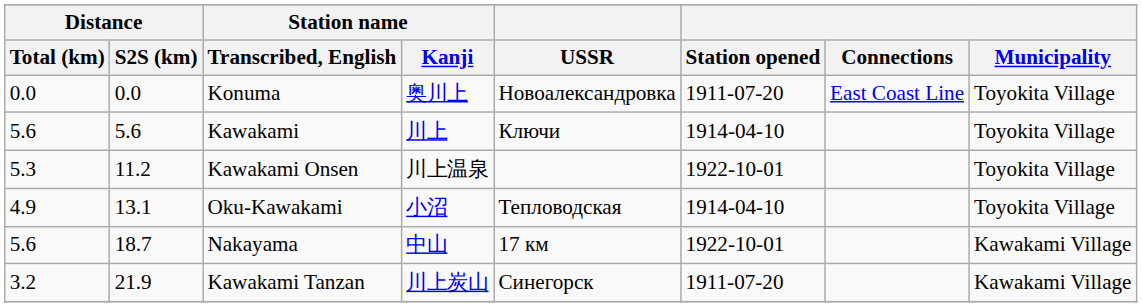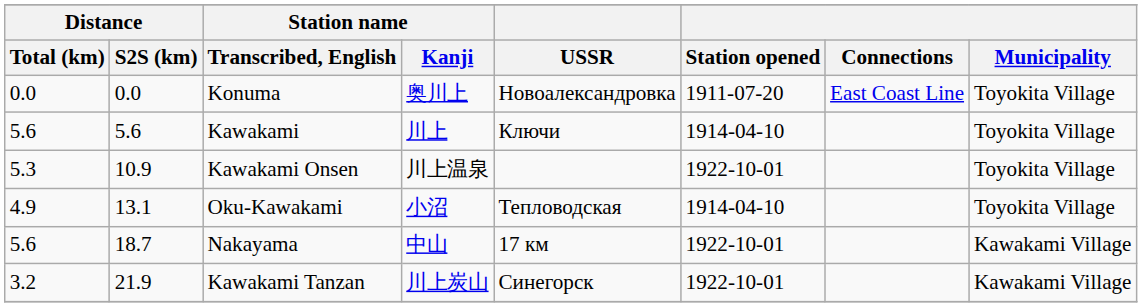(133, 169) 11.2 -> (133, 169) 10.9
(735, 282) 1911-07-20 -> (735, 282) 1922-10-01
